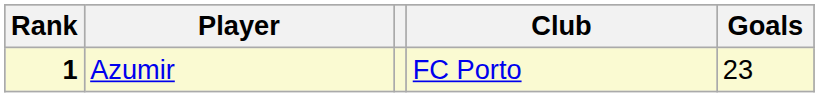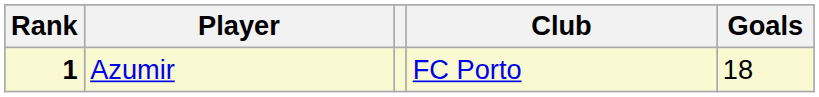(738, 69) 23 -> (738, 69) 18
